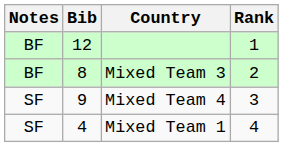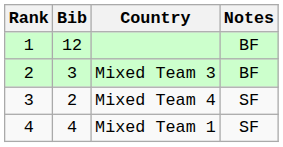columns swapped: (254, 18) <-> (34, 18)
(82, 73) 8 -> (72, 73) 3
(82, 100) 9 -> (72, 100) 2
